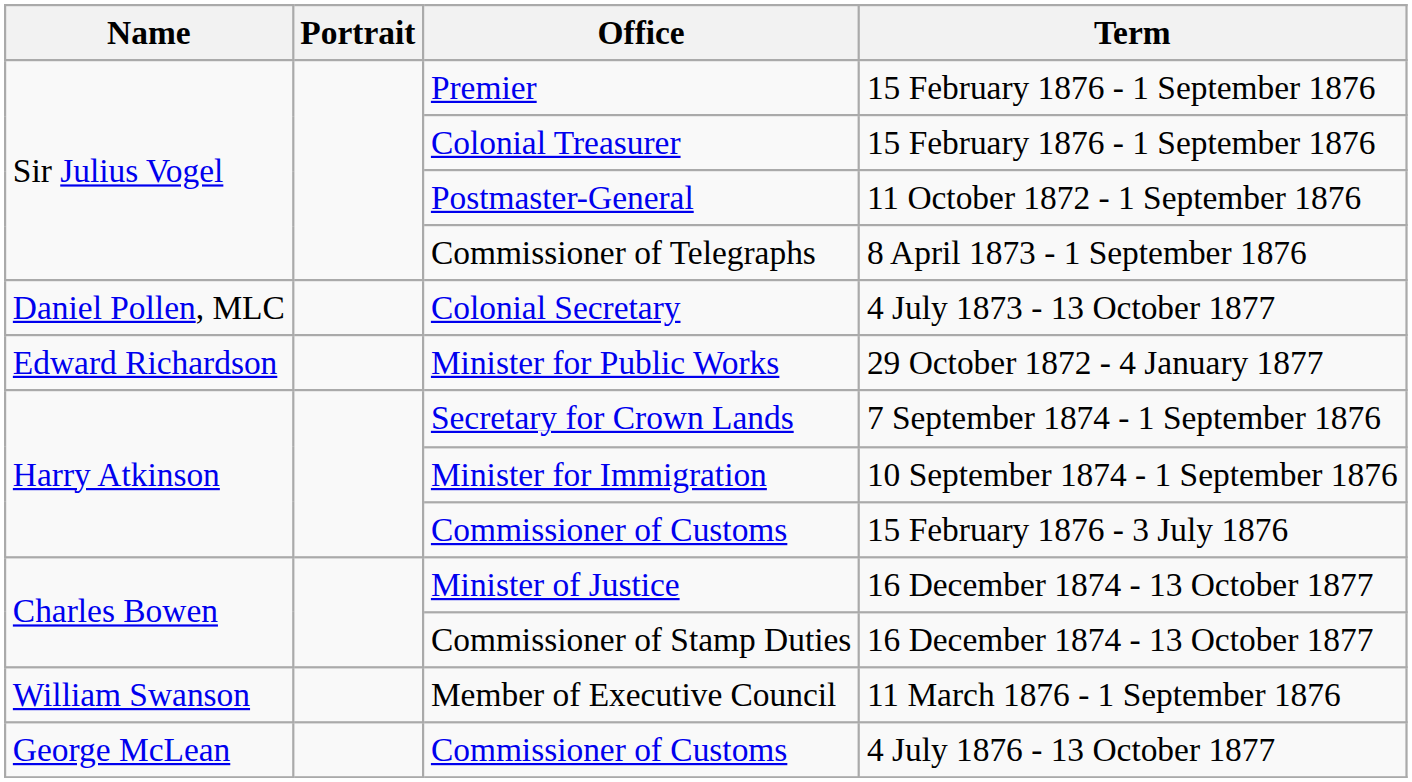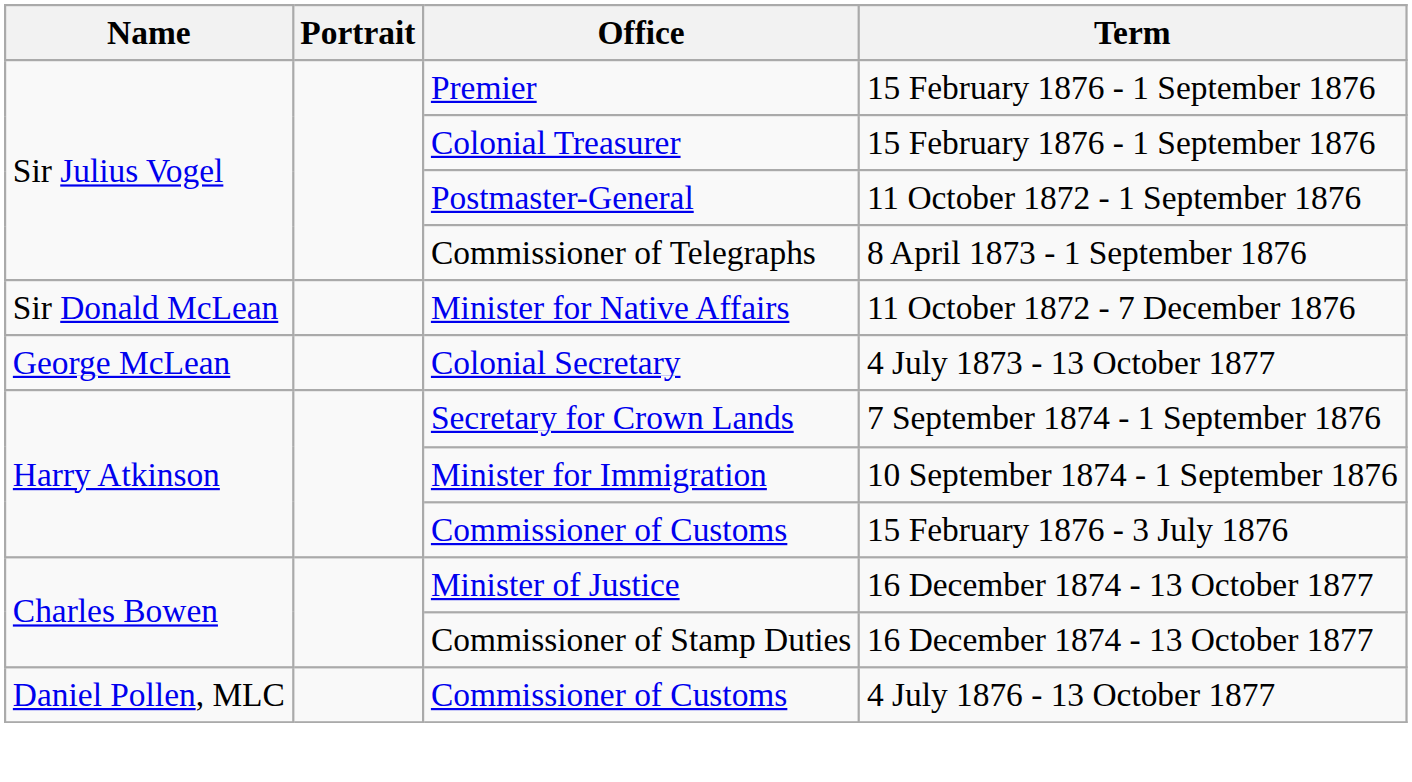+ row: (610, 307)
(149, 307) Daniel Pollen, MLC -> (122, 363) George McLean
- row: (605, 363)
- row: (634, 693)
(122, 749) George McLean -> (149, 693) Daniel Pollen, MLC
